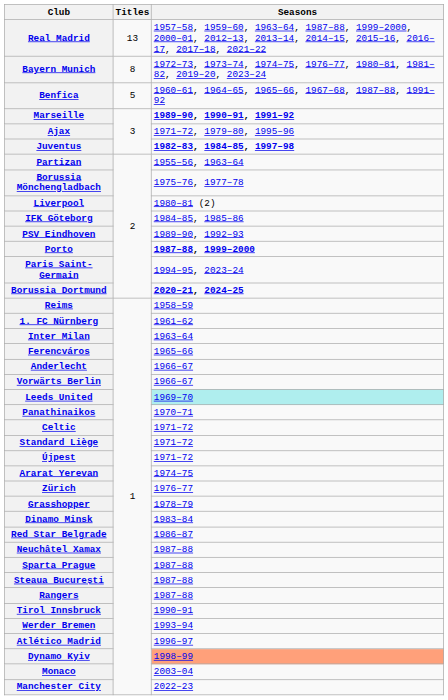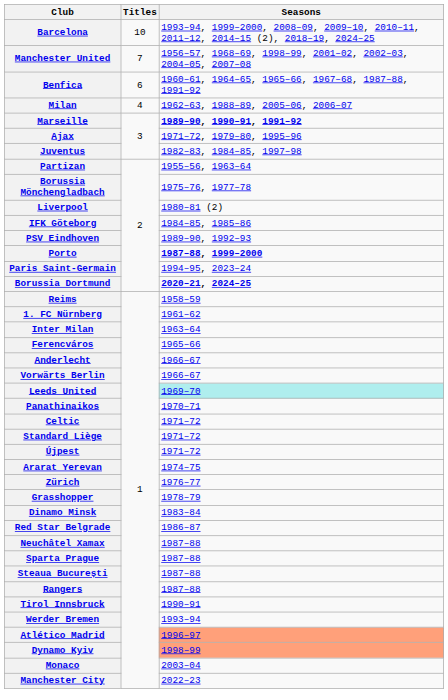- row: (59, 38)
+ row: (63, 33)
- row: (59, 69)
+ row: (63, 59)
(132, 96) 5 -> (140, 85) 6
+ row: (63, 105)
(224, 147) bold -> (231, 151) normal
(173, 641) no background -> (181, 635) lightsalmon background
